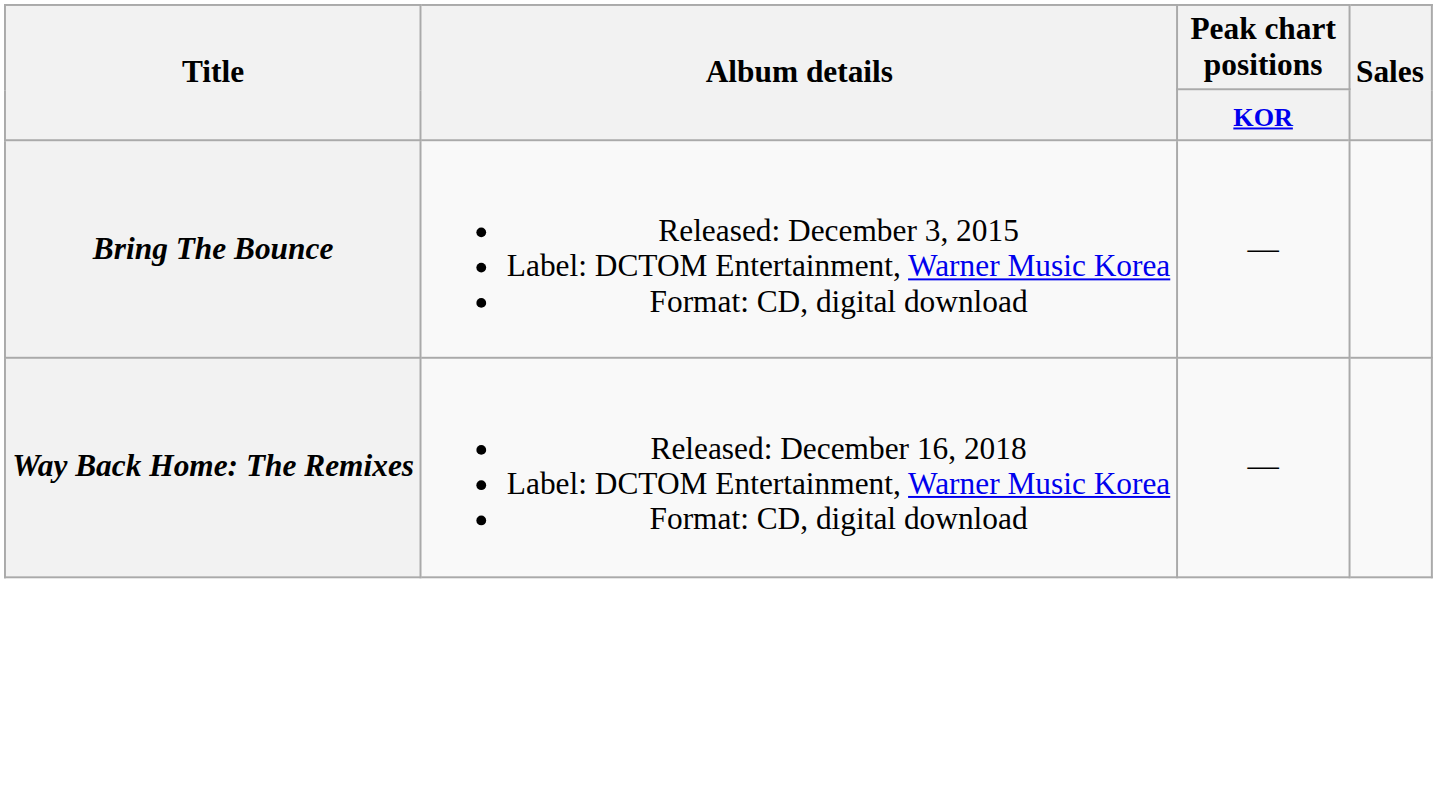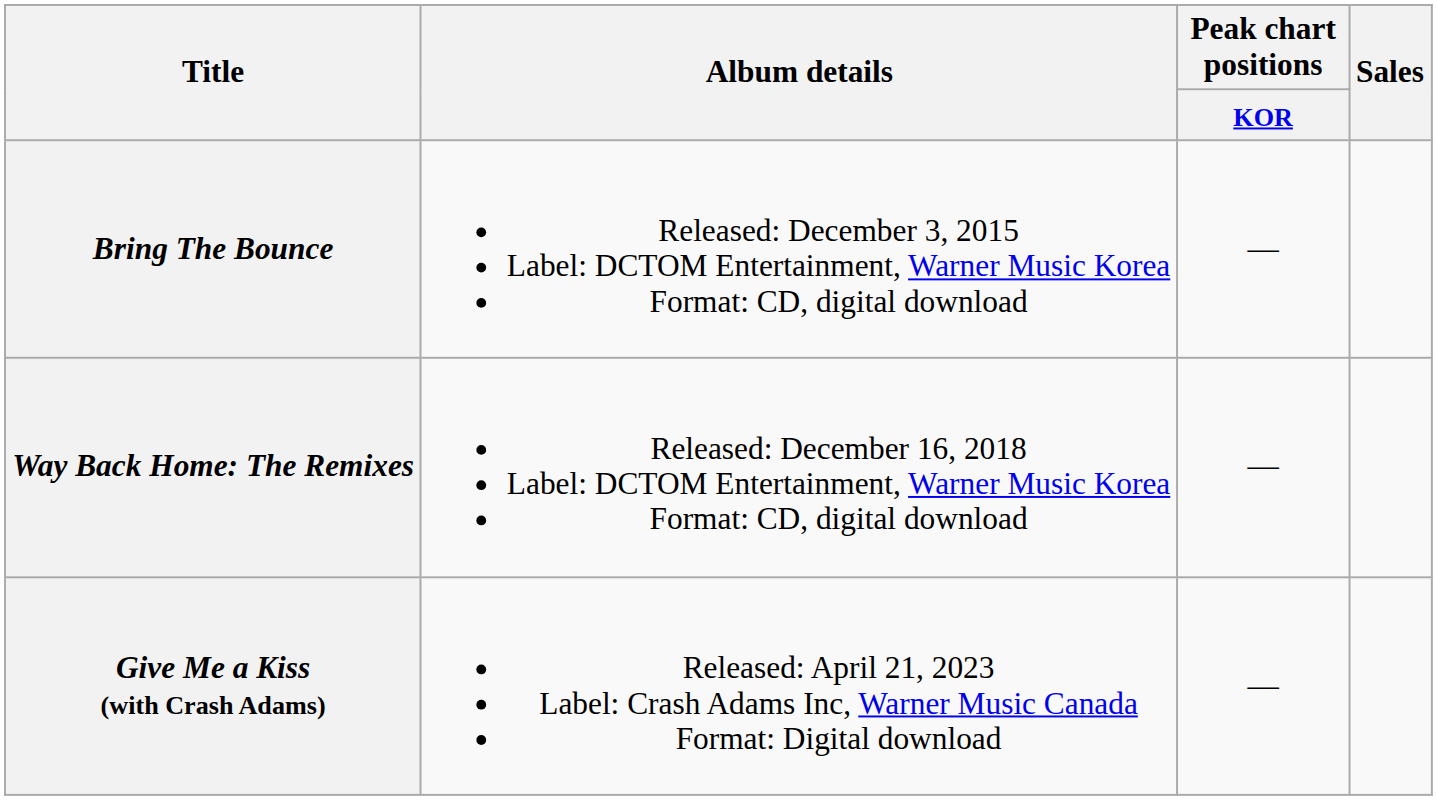+ row: (213, 684)
